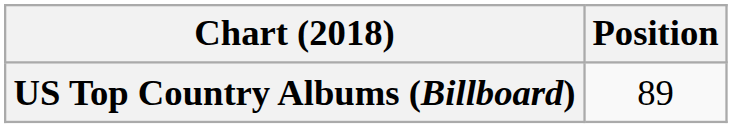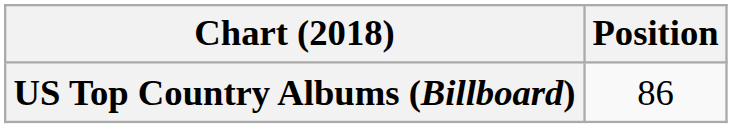(656, 91) 89 -> (656, 91) 86
